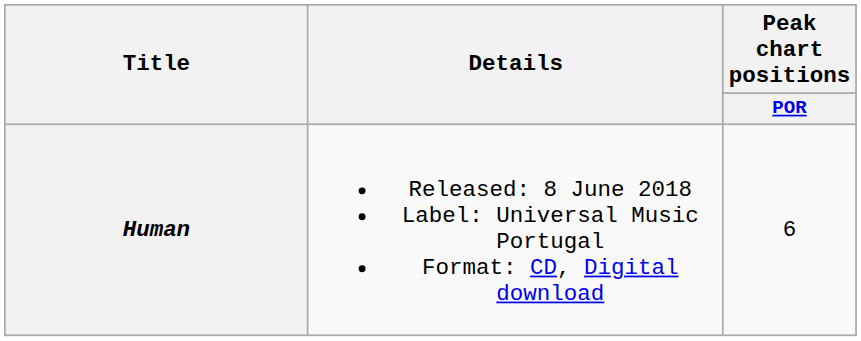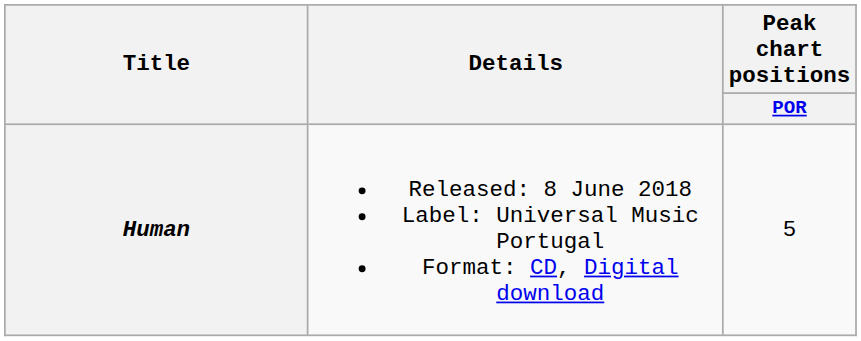(790, 229) 6 -> (790, 229) 5
